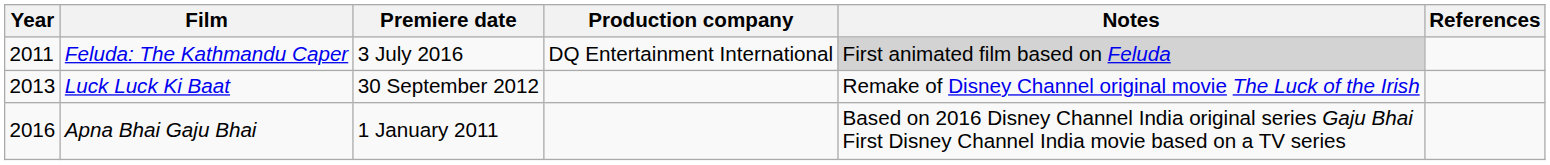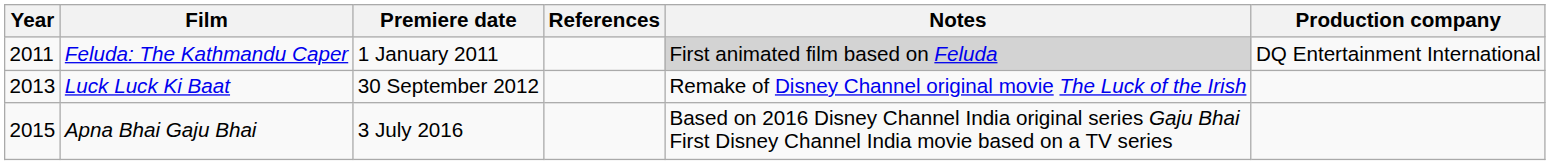columns swapped: (691, 20) <-> (1485, 20)
(411, 53) 3 July 2016 -> (428, 53) 1 January 2011
(32, 130) 2016 -> (32, 130) 2015
(428, 130) 1 January 2011 -> (411, 130) 3 July 2016
